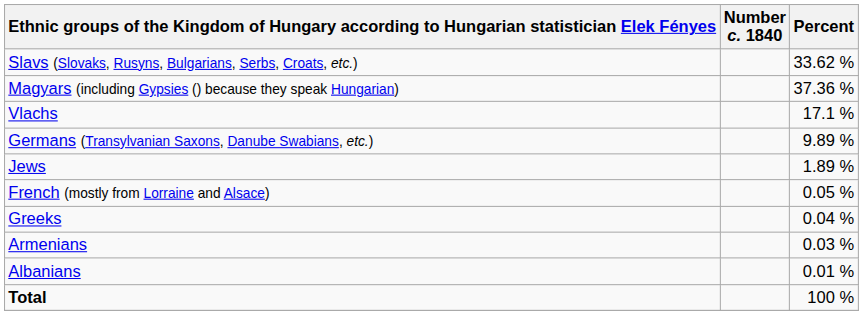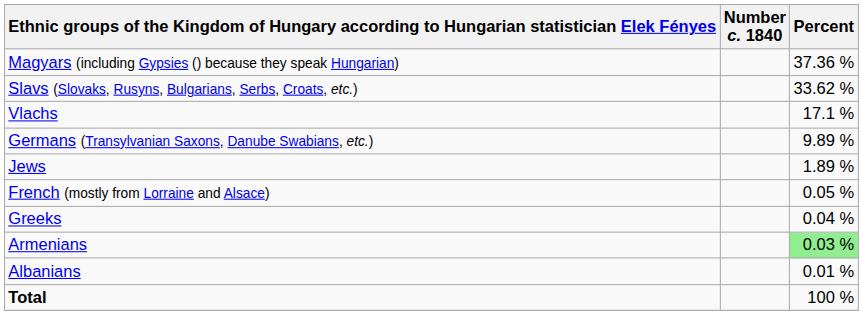rows swapped: (204, 88) <-> (183, 62)
(828, 245) no background -> (828, 245) lightgreen background
